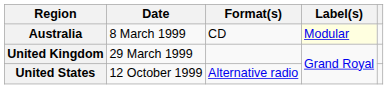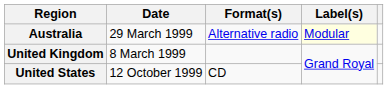(148, 34) 8 March 1999 -> (151, 34) 29 March 1999
(217, 34) CD -> (253, 34) Alternative radio
(151, 53) 29 March 1999 -> (148, 53) 8 March 1999
(253, 73) Alternative radio -> (217, 73) CD
